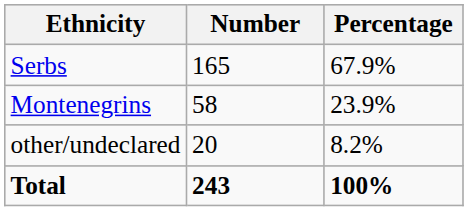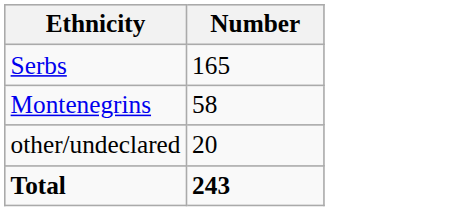- column: (393, 24)
